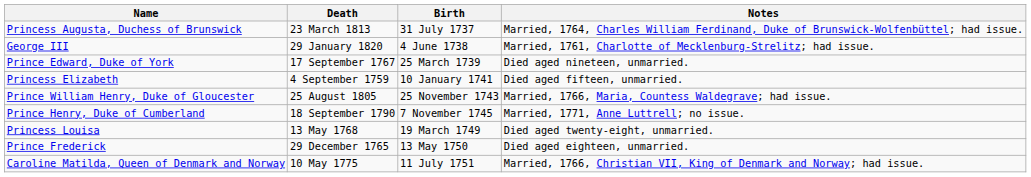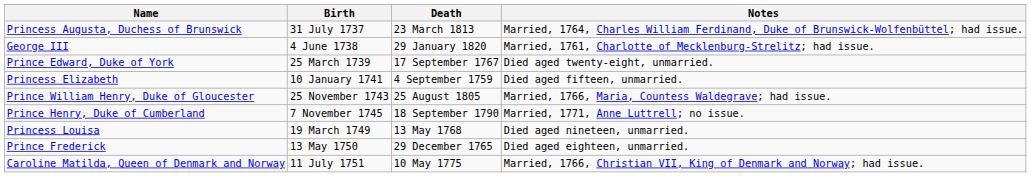columns swapped: (449, 13) <-> (343, 13)
(597, 63) Died aged nineteen, unmarried. -> (609, 63) Died aged twenty-eight, unmarried.
(609, 130) Died aged twenty-eight, unmarried. -> (597, 130) Died aged nineteen, unmarried.
